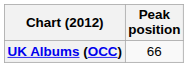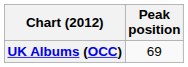(154, 51) 66 -> (154, 51) 69
